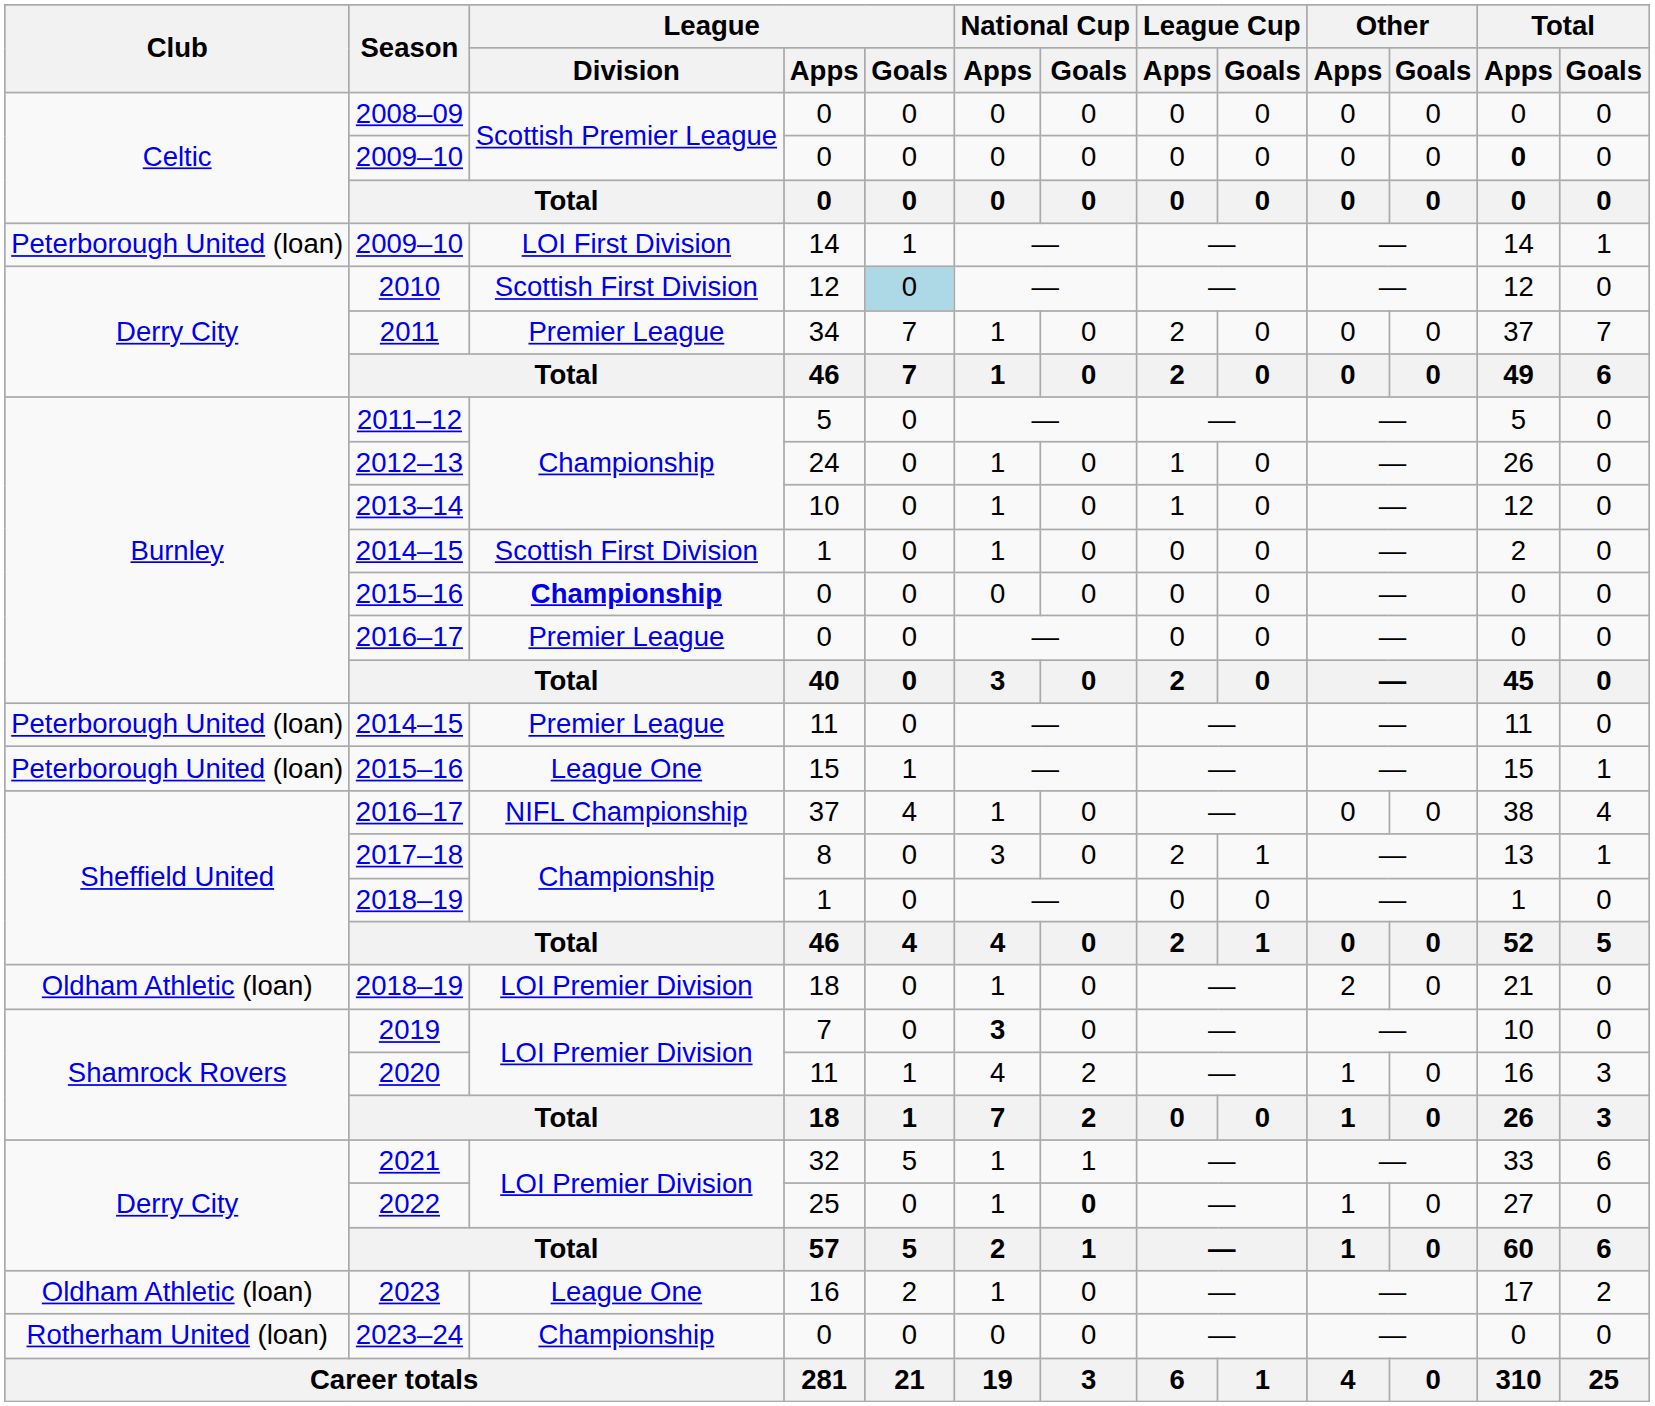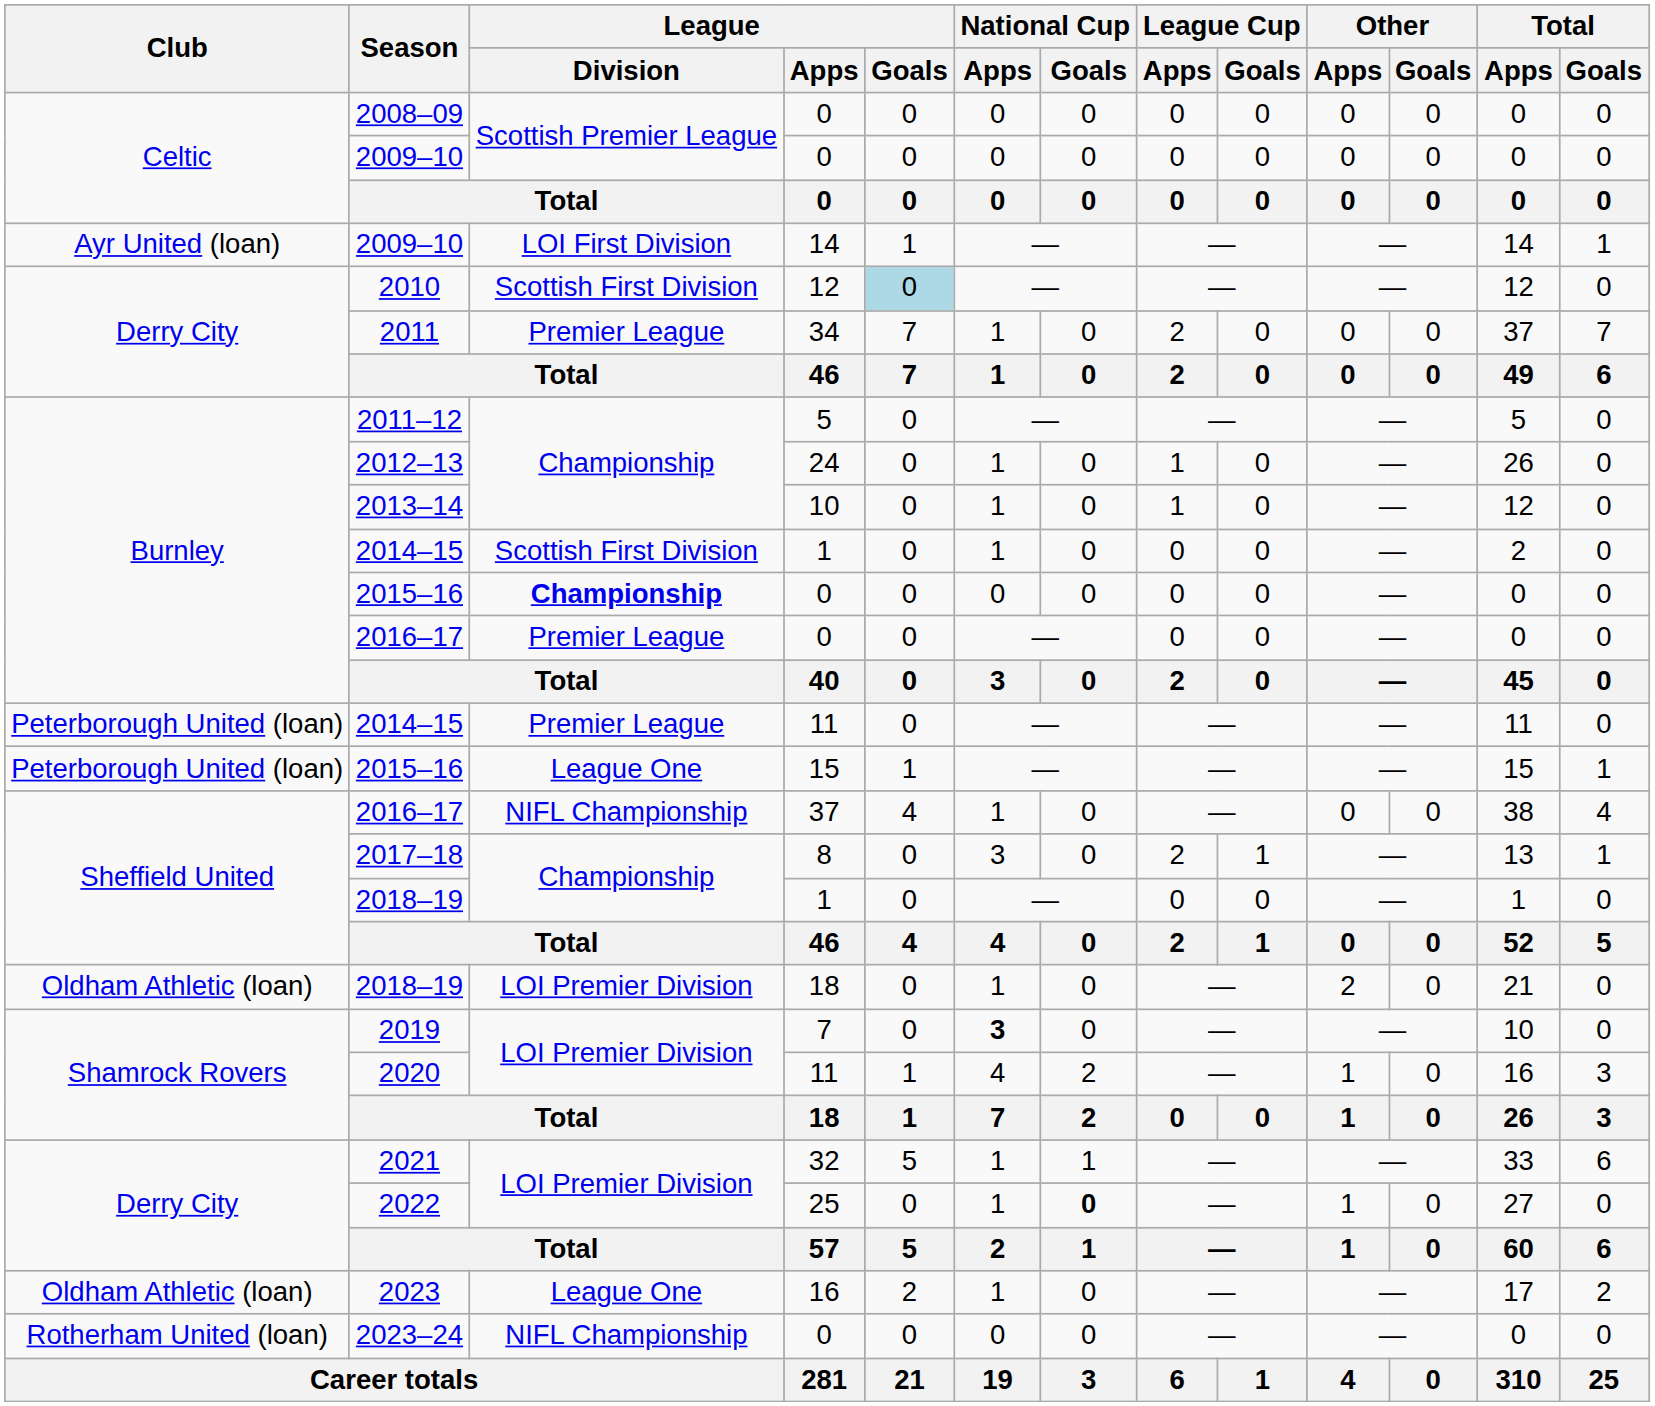(1519, 157) bold -> (1519, 157) normal
(177, 244) Peterborough United (loan) -> (177, 244) Ayr United (loan)
(626, 1335) Championship -> (626, 1335) NIFL Championship
